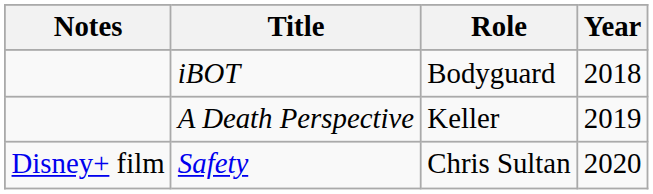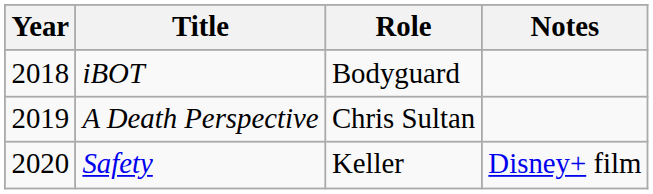columns swapped: (613, 27) <-> (88, 27)
(463, 118) Keller -> (403, 118) Chris Sultan
(499, 164) Chris Sultan -> (368, 164) Keller
